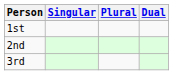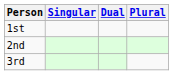columns swapped: (154, 13) <-> (119, 13)
